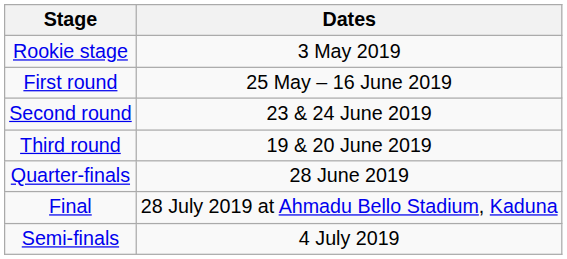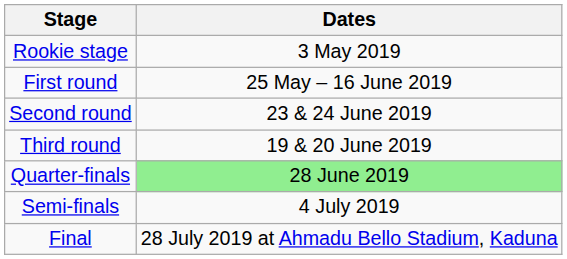(349, 176) no background -> (349, 176) lightgreen background
rows swapped: (70, 238) <-> (70, 207)
